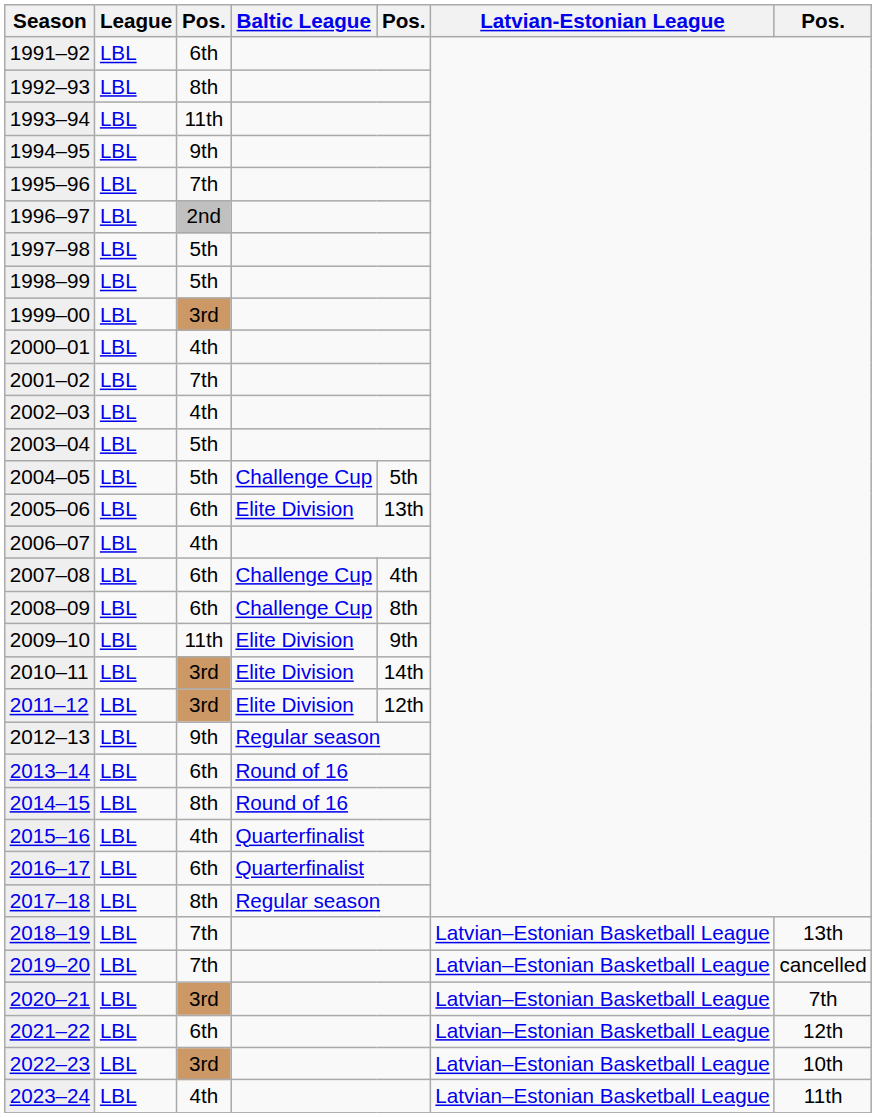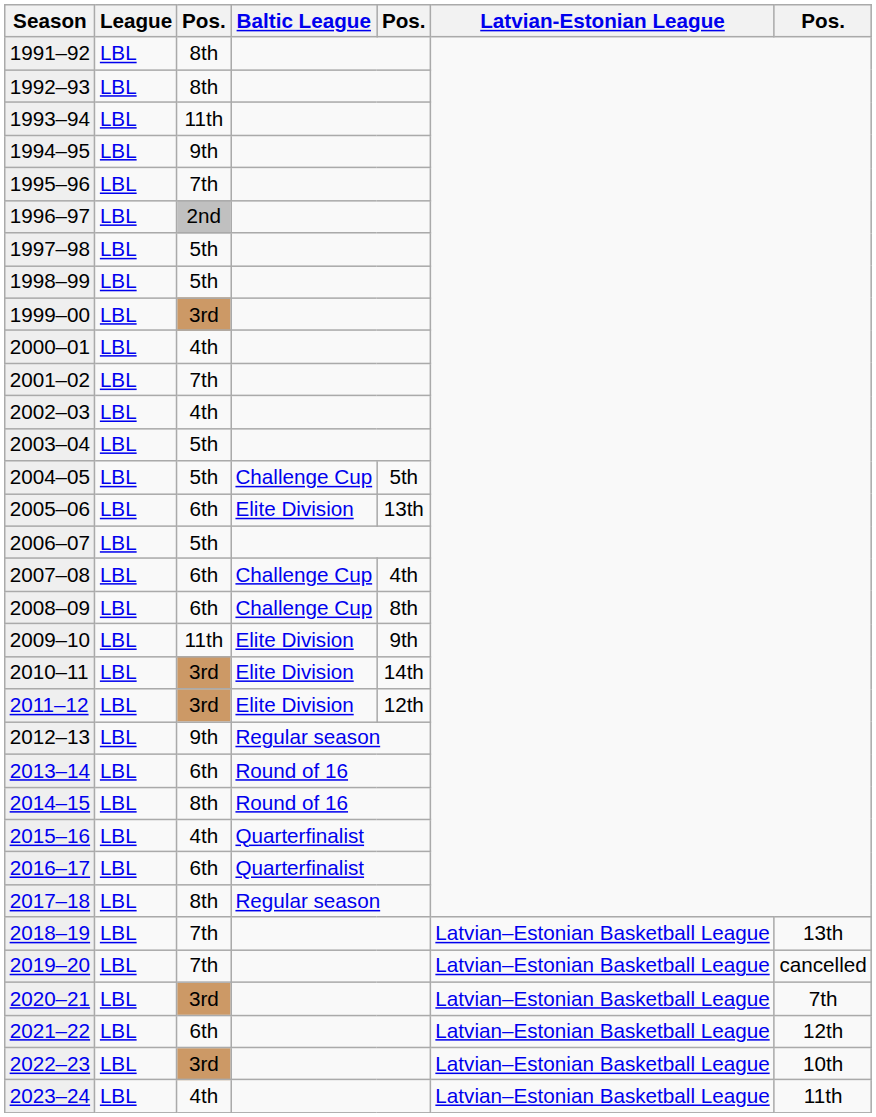(204, 53) 6th -> (204, 53) 8th
(204, 542) 4th -> (204, 542) 5th
